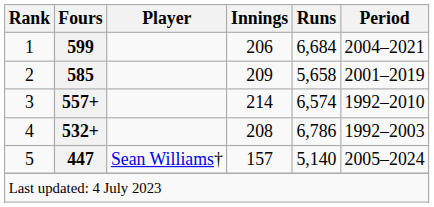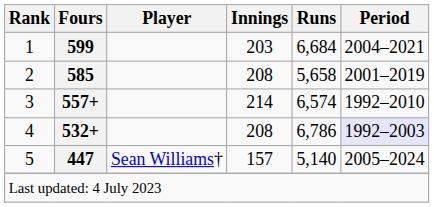(260, 46) 206 -> (260, 46) 203
(260, 74) 209 -> (260, 74) 208
(385, 131) no background -> (385, 131) lavender background
